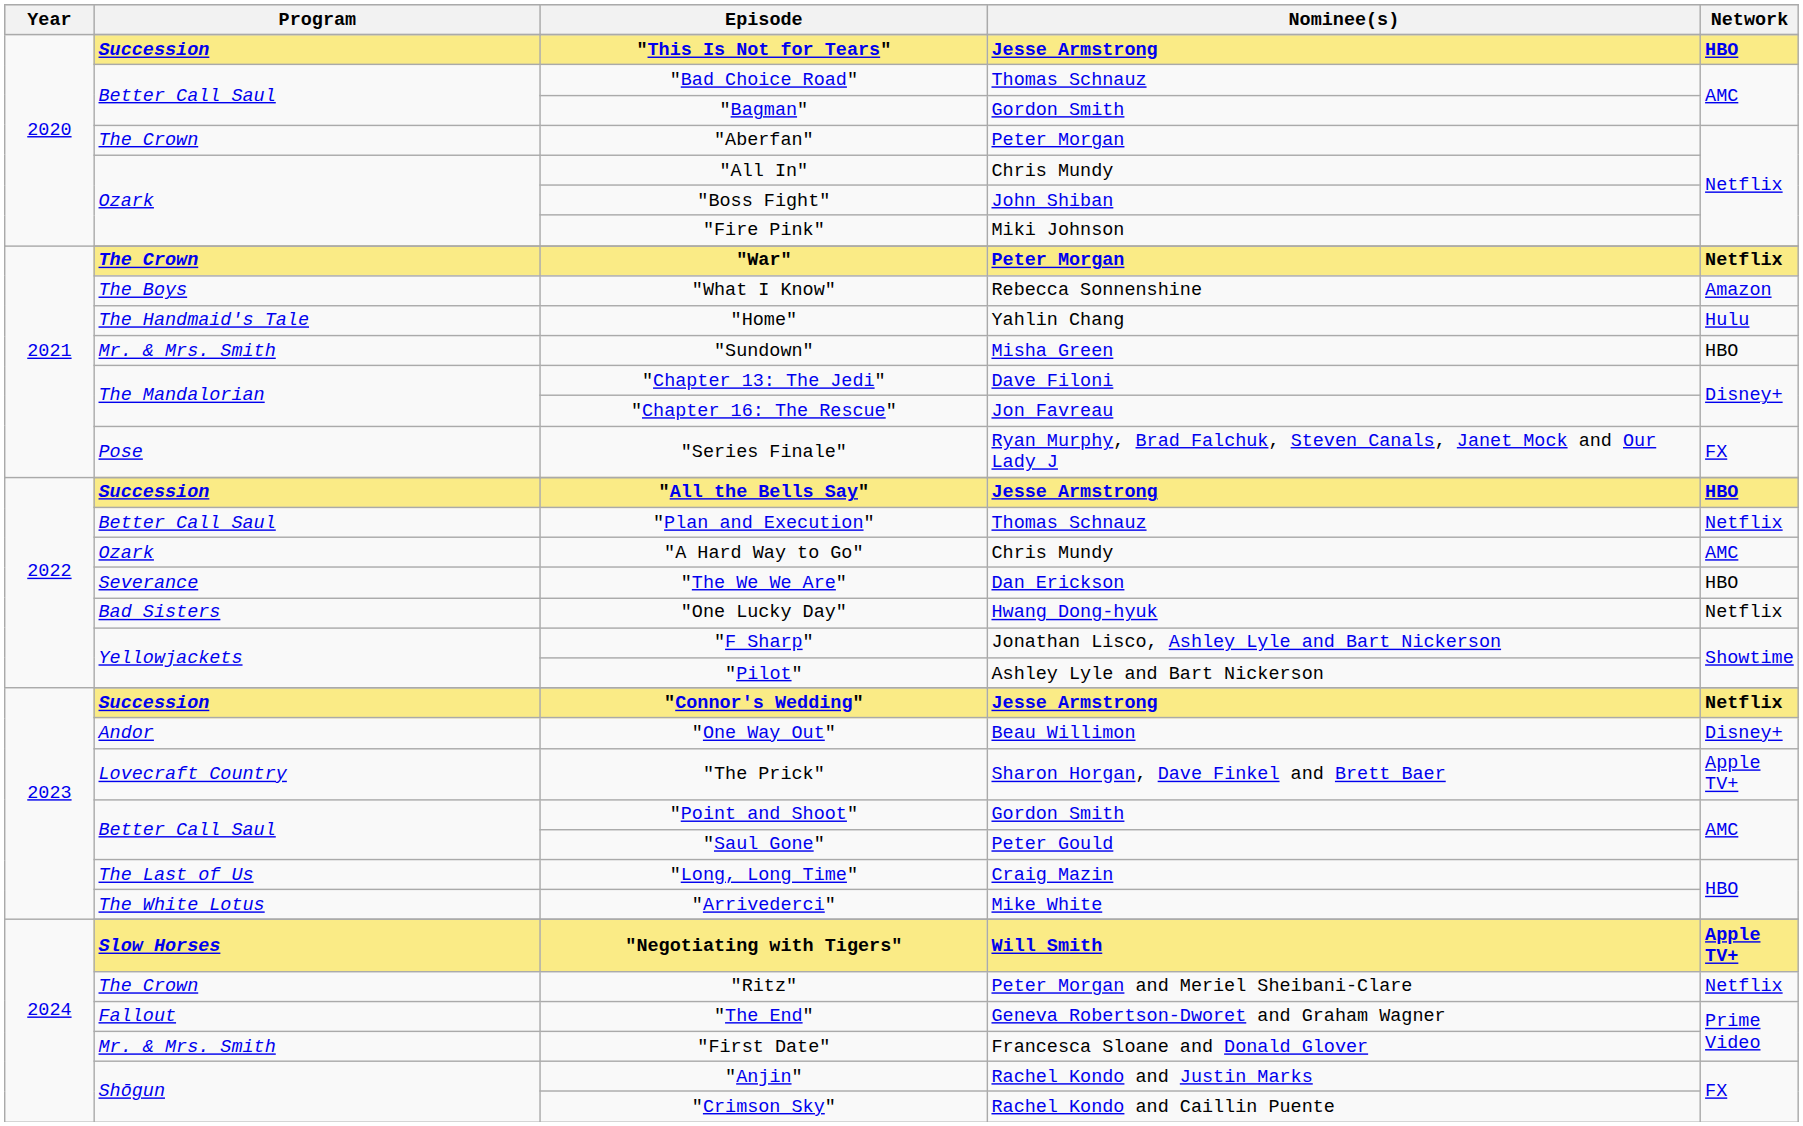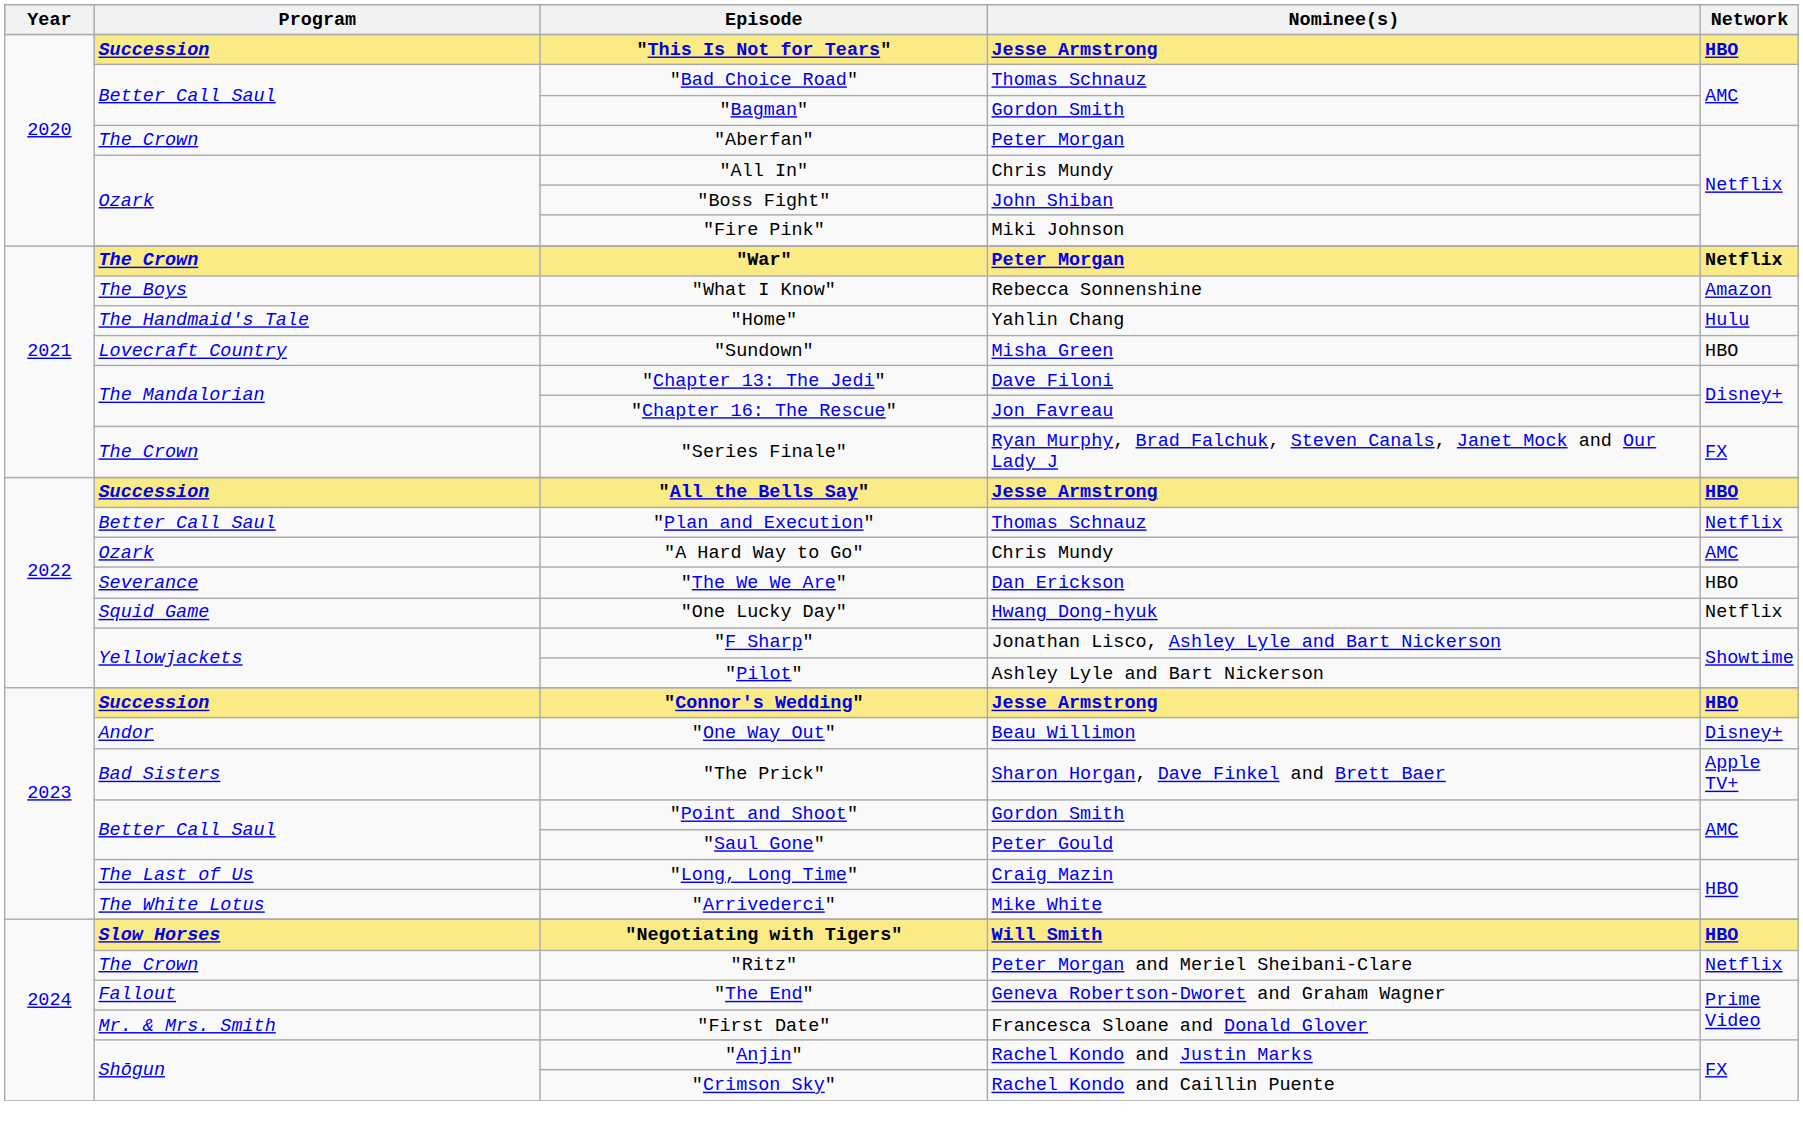(187, 351) Mr. & Mrs. Smith -> (193, 351) Lovecraft Country
(121, 452) Pose -> (148, 452) The Crown
(159, 613) Bad Sisters -> (154, 613) Squid Game
(1744, 703) Netflix -> (1722, 703) HBO
(193, 774) Lovecraft Country -> (159, 774) Bad Sisters
(1733, 946) Apple TV+ -> (1722, 935) HBO
